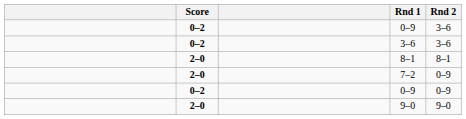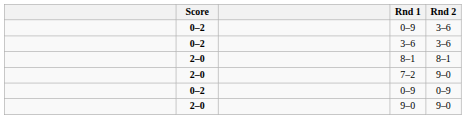(443, 75) 0–9 -> (443, 75) 9–0
